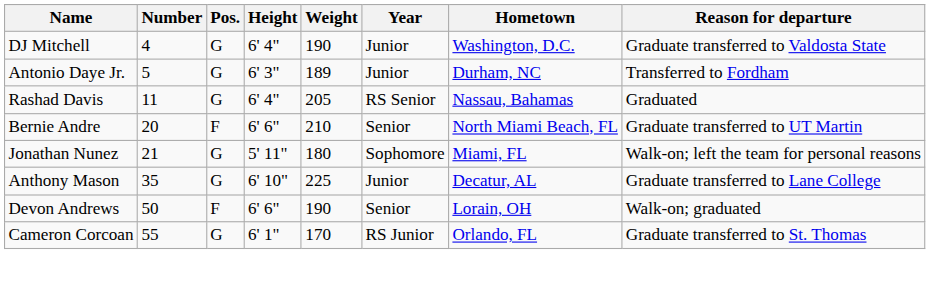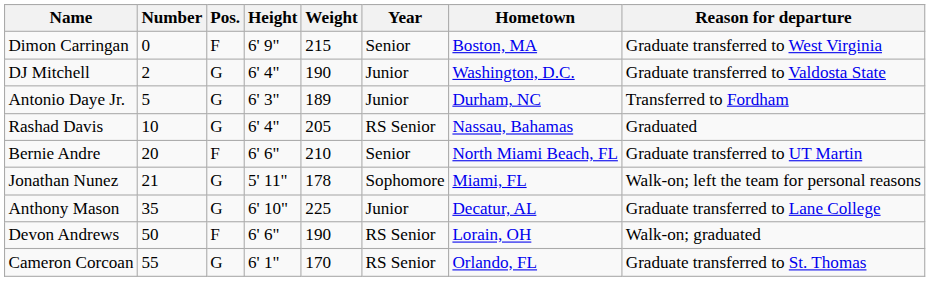+ row: (69, 45)
(146, 45) 4 -> (146, 72) 2
(150, 99) 11 -> (150, 126) 10
(318, 153) 180 -> (318, 180) 178
(388, 208) Senior -> (401, 235) RS Senior
(400, 235) RS Junior -> (401, 262) RS Senior
